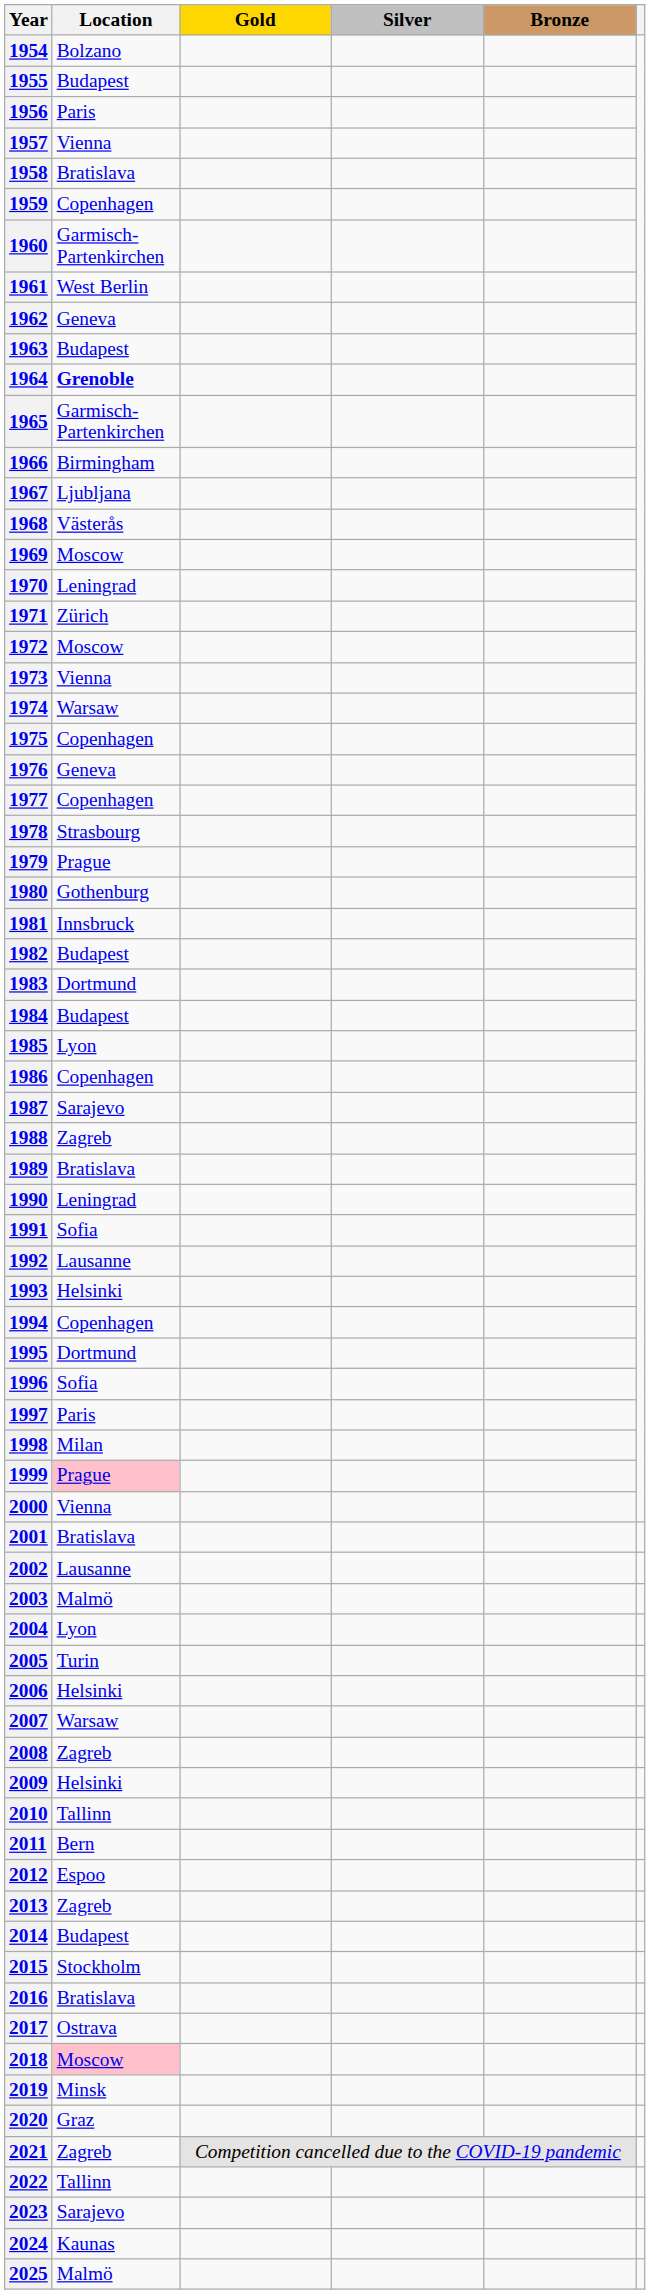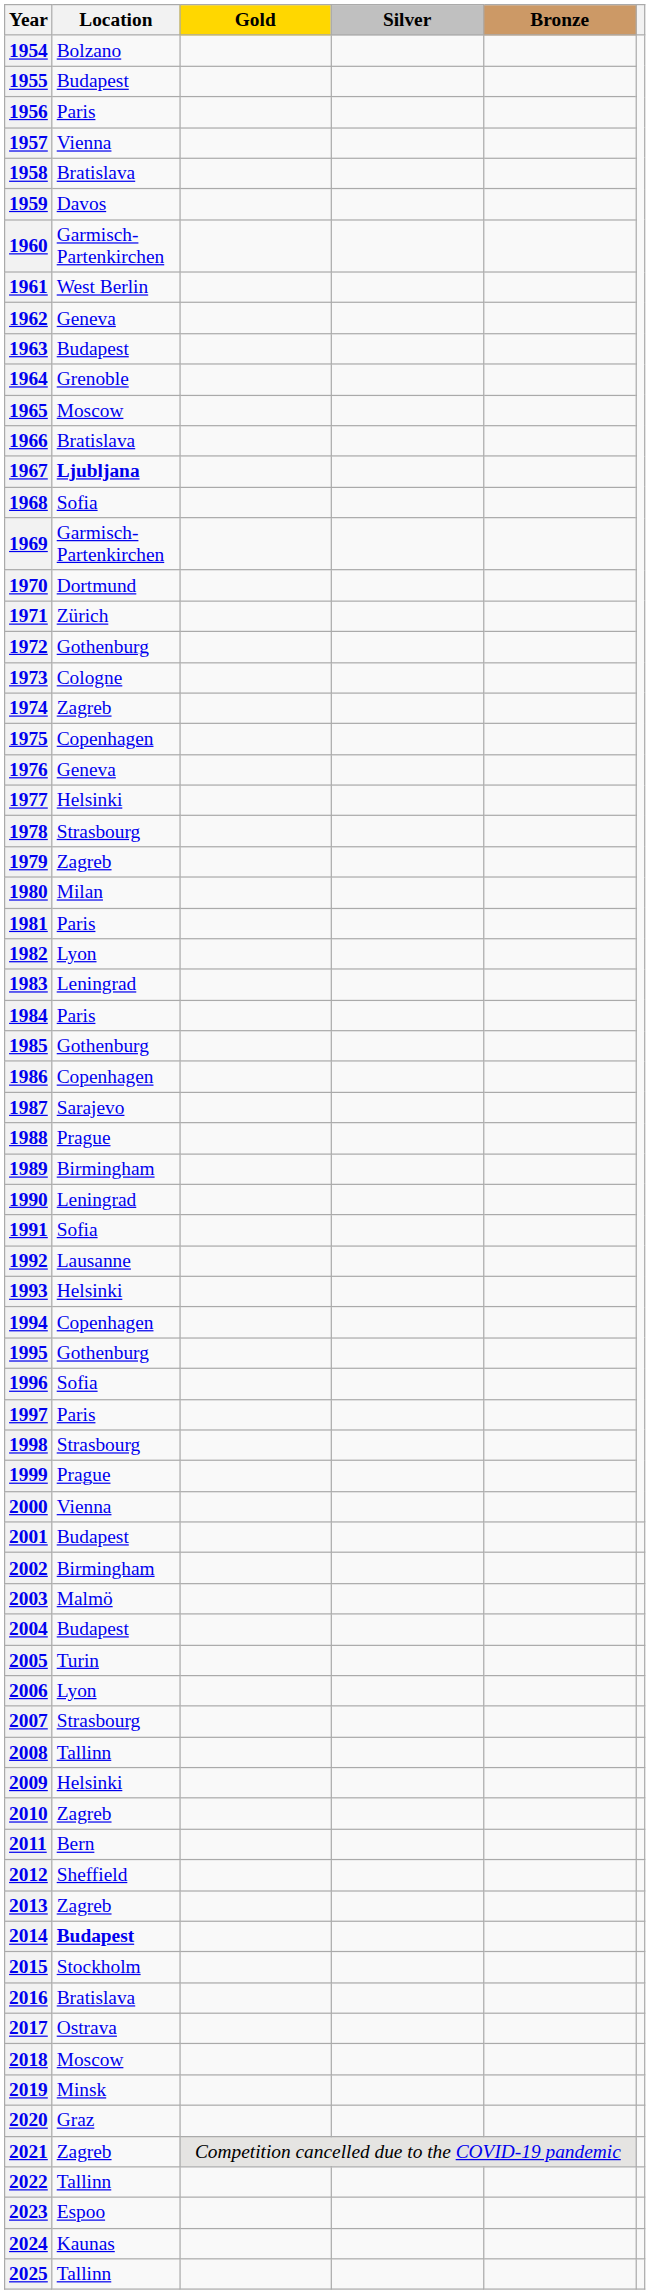(105, 204) Copenhagen -> (81, 204) Davos
(95, 379) bold -> (93, 379) normal
(110, 420) Garmisch-Partenkirchen -> (90, 410) Moscow
(106, 462) Birmingham -> (96, 440) Bratislava
(94, 493) normal -> (98, 471) bold
(90, 523) Västerås -> (77, 502) Sofia
(90, 554) Moscow -> (110, 543) Garmisch-Partenkirchen
(96, 585) Leningrad -> (97, 585) Dortmund
(90, 646) Moscow -> (103, 646) Gothenburg
(84, 677) Vienna -> (90, 677) Cologne
(88, 708) Warsaw -> (84, 708) Zagreb
(105, 800) Copenhagen -> (90, 800) Helsinki
(84, 861) Prague -> (84, 861) Zagreb
(103, 892) Gothenburg -> (80, 892) Milan
(95, 923) Innsbruck -> (76, 923) Paris
(93, 953) Budapest -> (77, 953) Lyon
(97, 984) Dortmund -> (96, 984) Leningrad
(93, 1015) Budapest -> (76, 1015) Paris
(77, 1045) Lyon -> (103, 1045) Gothenburg
(84, 1138) Zagreb -> (84, 1138) Prague
(96, 1168) Bratislava -> (106, 1168) Birmingham
(97, 1352) Dortmund -> (103, 1352) Gothenburg
(80, 1445) Milan -> (98, 1445) Strasbourg
(84, 1475) pink background -> (84, 1475) no background
(96, 1537) Bratislava -> (93, 1537) Budapest
(94, 1567) Lausanne -> (106, 1567) Birmingham
(77, 1629) Lyon -> (93, 1629) Budapest
(90, 1690) Helsinki -> (77, 1690) Lyon
(88, 1721) Warsaw -> (98, 1721) Strasbourg
(84, 1752) Zagreb -> (84, 1752) Tallinn
(84, 1813) Tallinn -> (84, 1813) Zagreb
(81, 1874) Espoo -> (92, 1874) Sheffield
(93, 1936) normal -> (95, 1936) bold
(90, 2059) pink background -> (90, 2059) no background
(91, 2212) Sarajevo -> (81, 2212) Espoo
(85, 2274) Malmö -> (84, 2274) Tallinn
